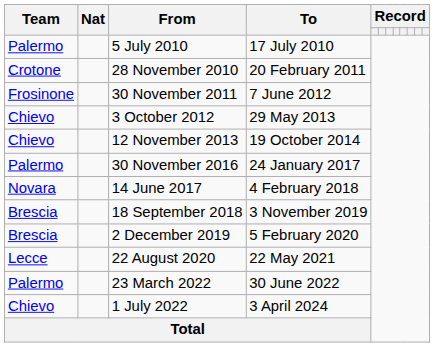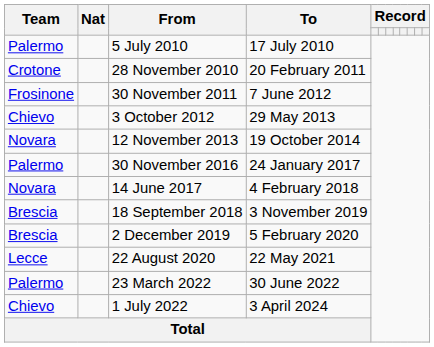(31, 141) Chievo -> (32, 141) Novara
